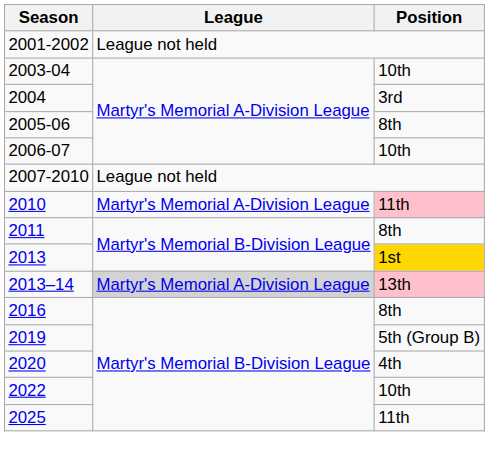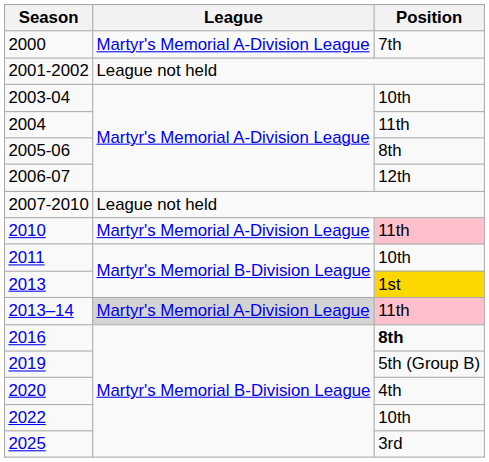+ row: (27, 44)
(390, 97) 3rd -> (394, 124) 11th
(395, 151) 10th -> (395, 177) 12th
(390, 230) 8th -> (395, 257) 10th
(395, 284) 13th -> (394, 310) 11th
(390, 310) normal -> (391, 337) bold
(394, 417) 11th -> (390, 444) 3rd
